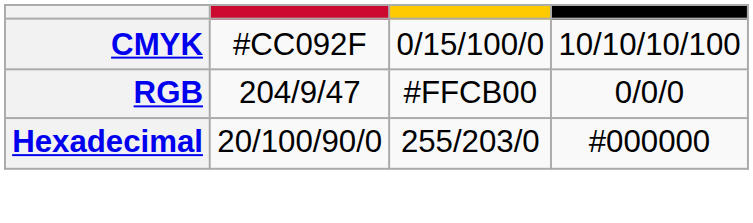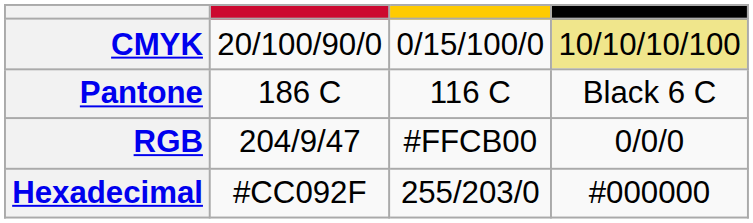(300, 43) #CC092F -> (300, 43) 20/100/90/0
(649, 43) no background -> (649, 43) khaki background
+ row: (141, 93)
(300, 142) 20/100/90/0 -> (300, 192) #CC092F
